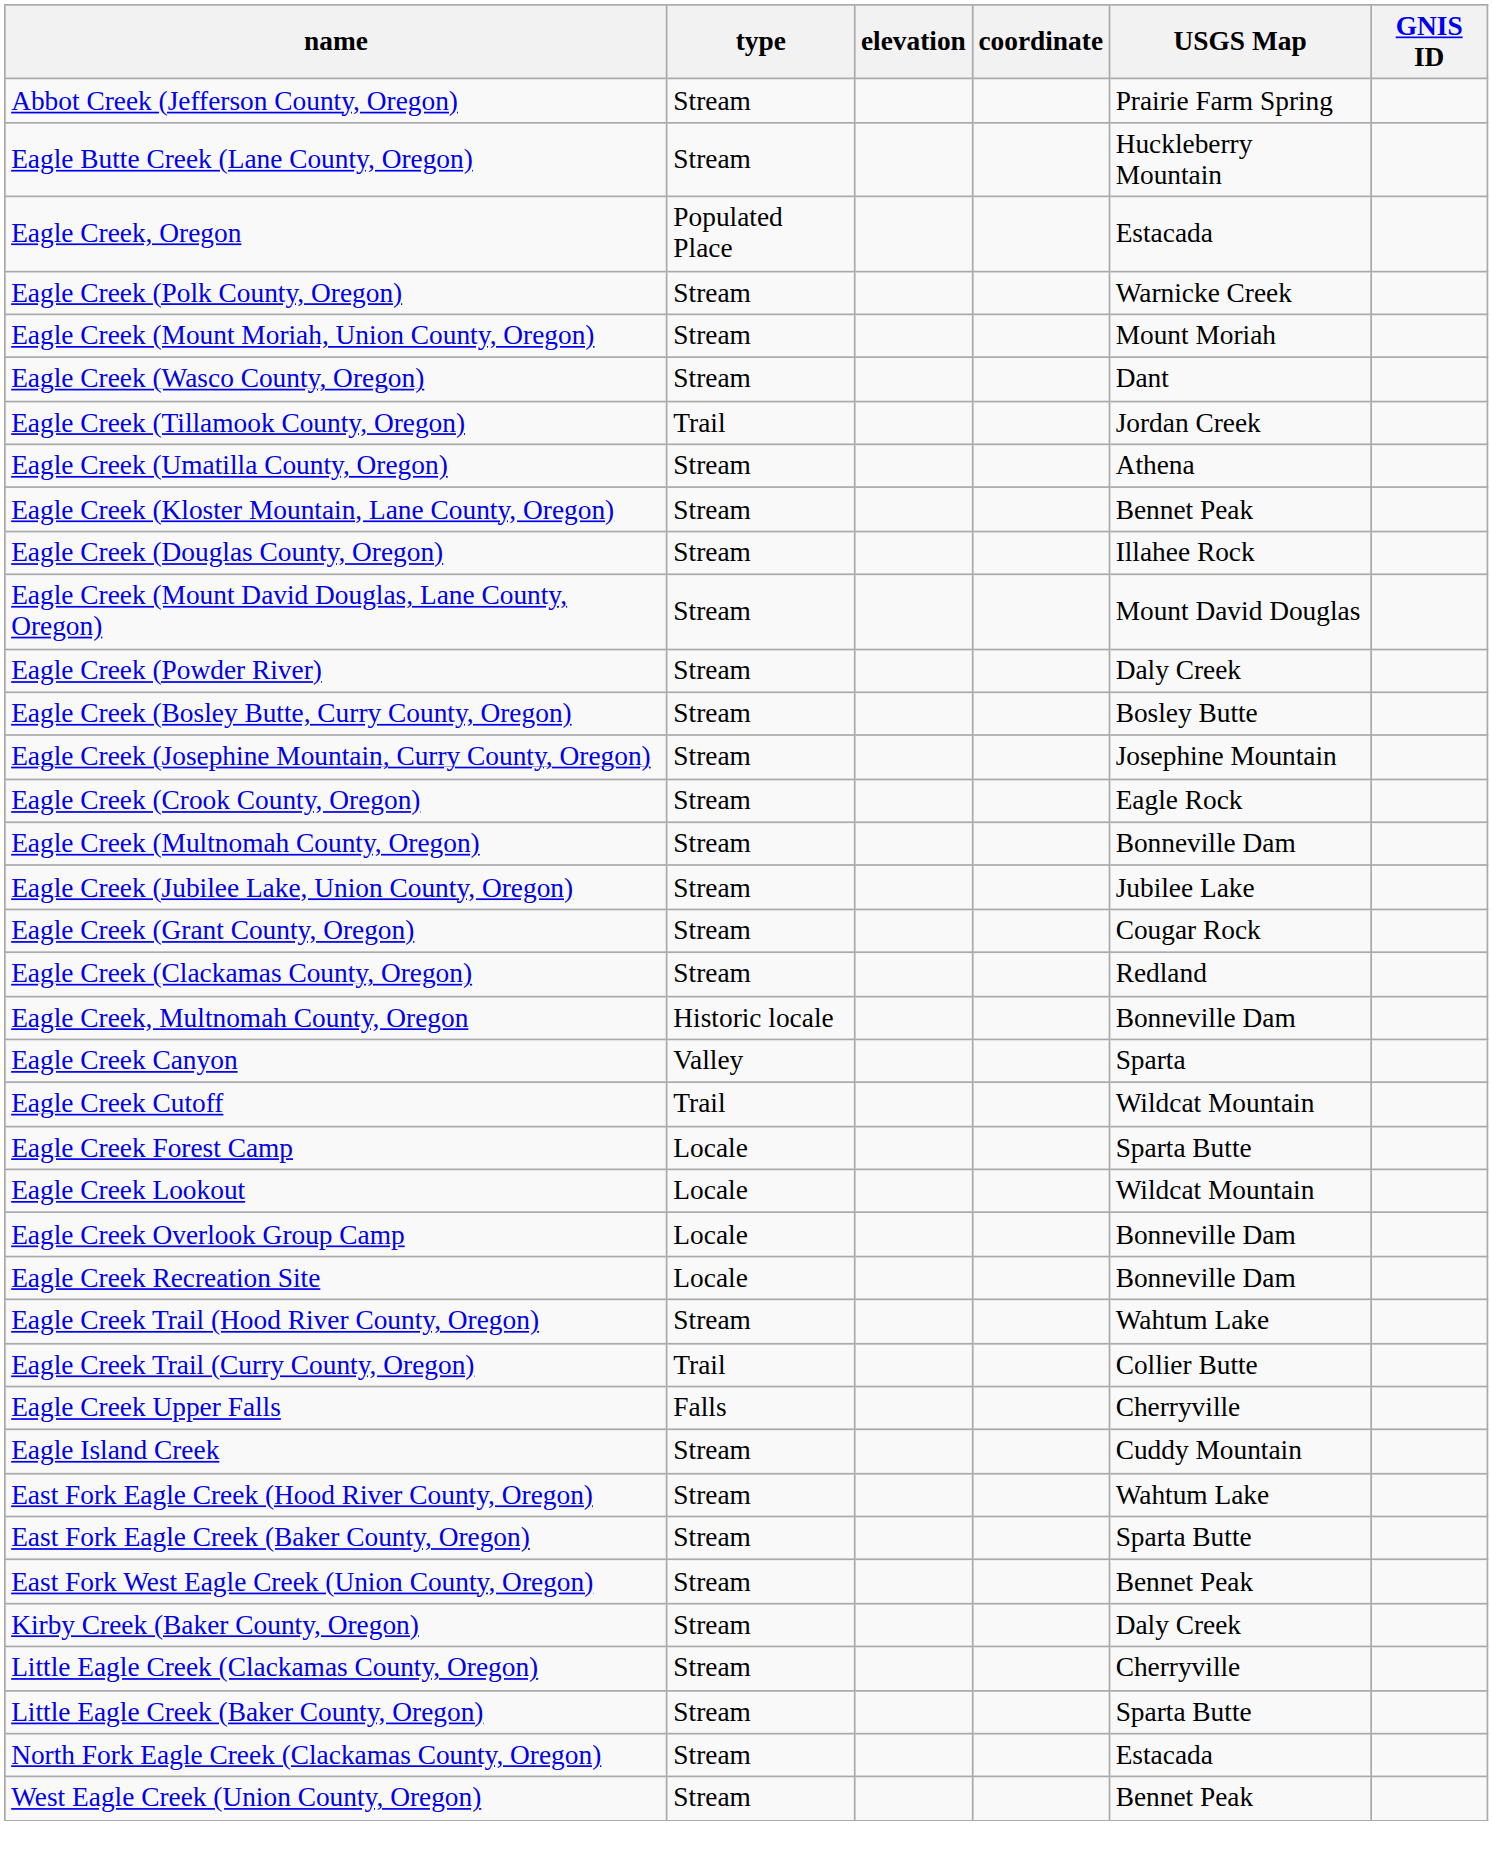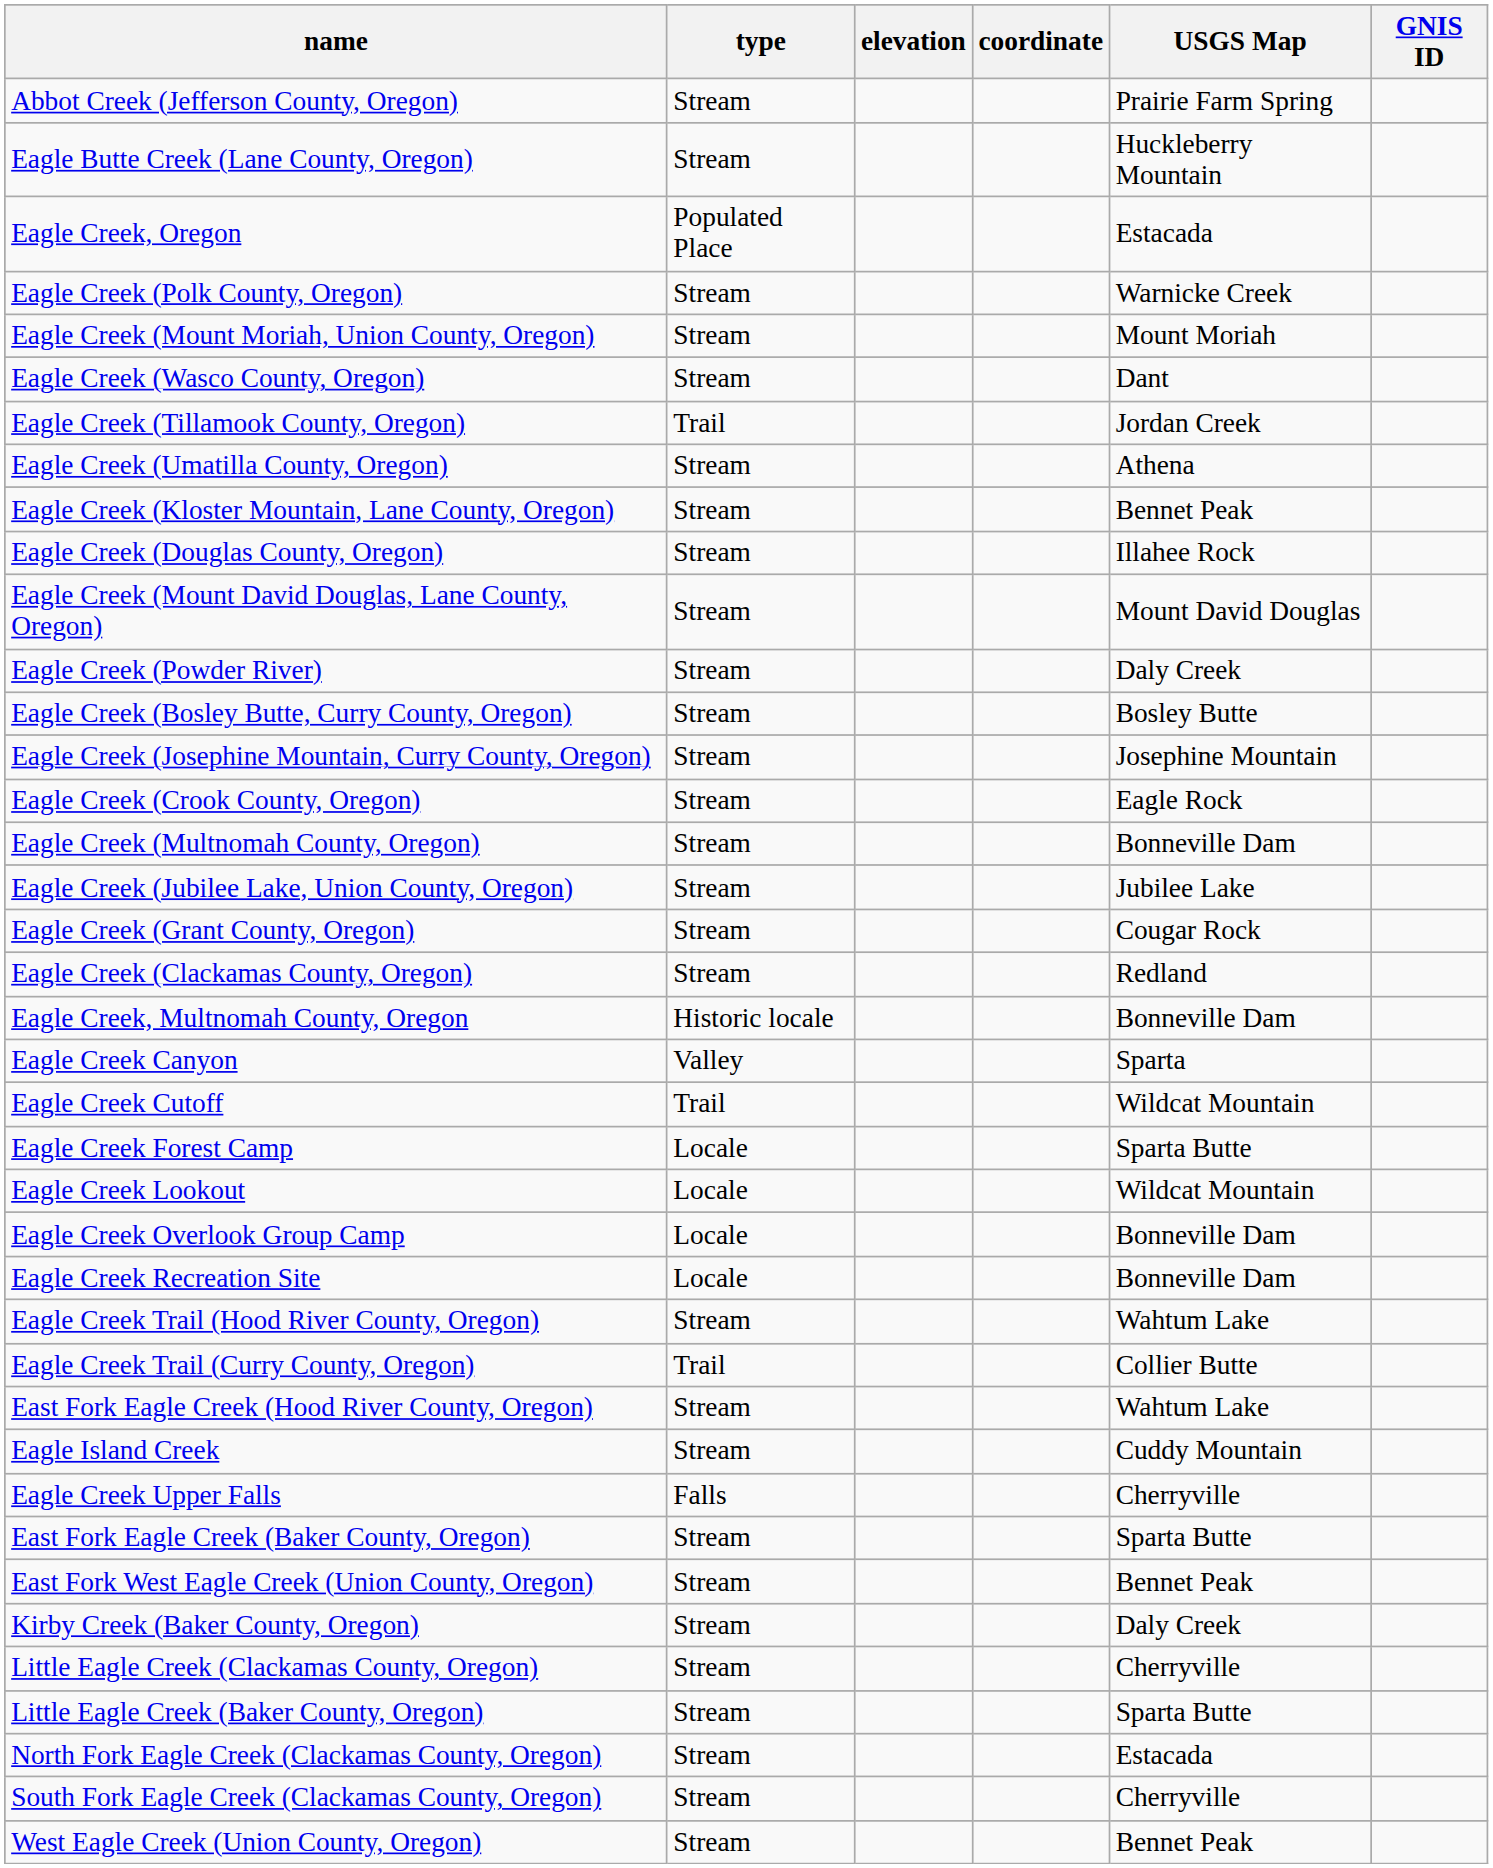rows swapped: (146, 1407) <-> (302, 1494)
+ row: (306, 1798)
